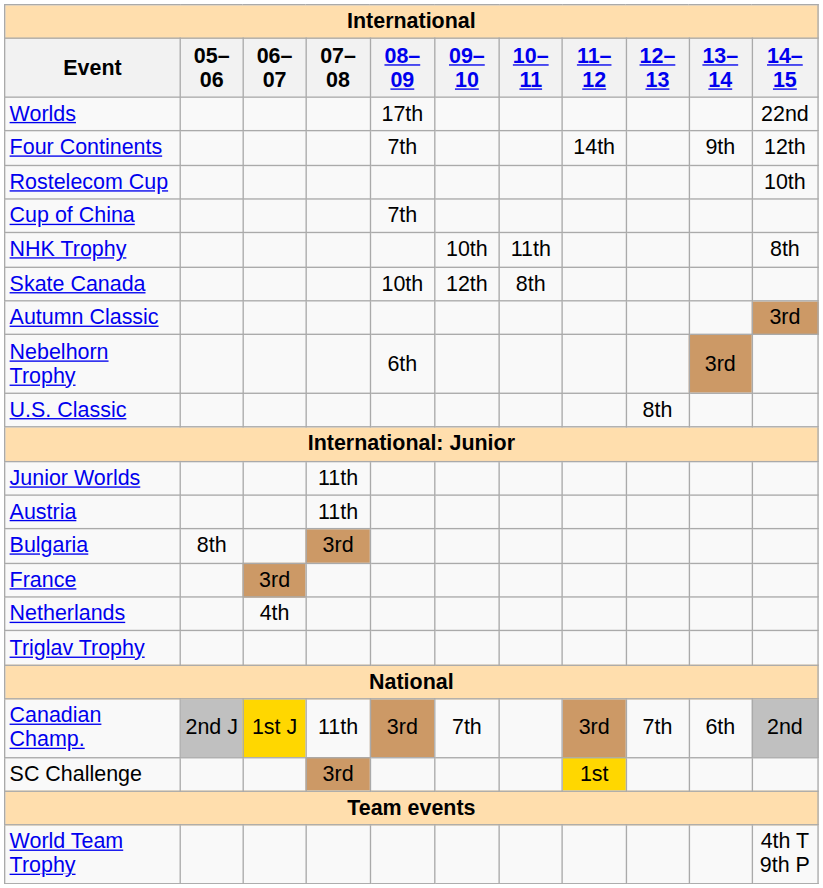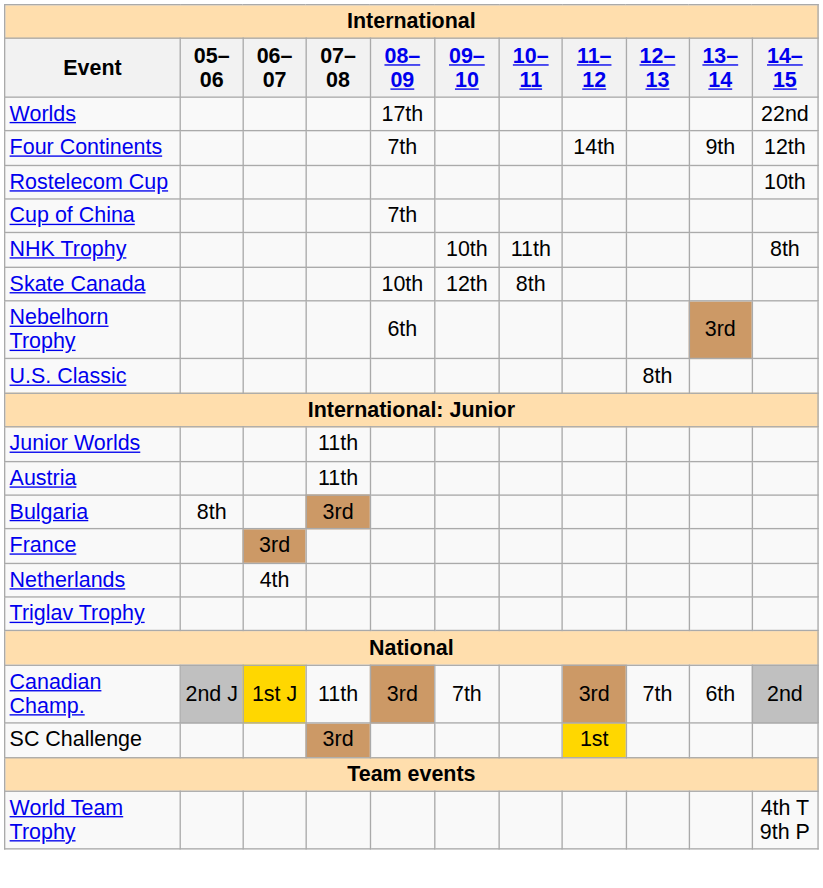- row: (84, 317)
